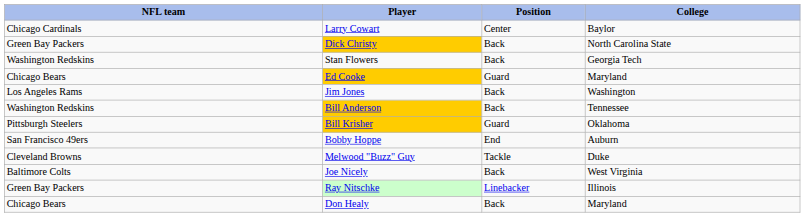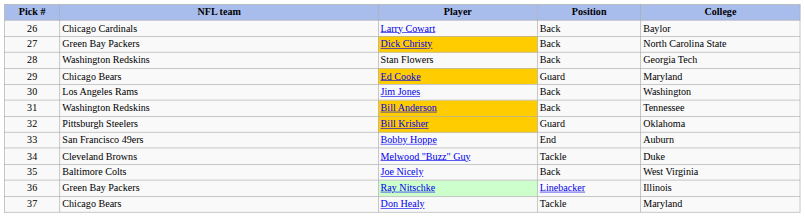+ column: (32, 12)
(497, 28) Center -> (550, 28) Back
(494, 204) Back -> (553, 204) Tackle
